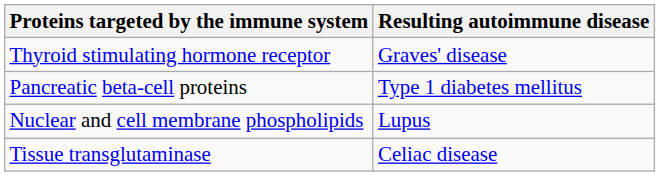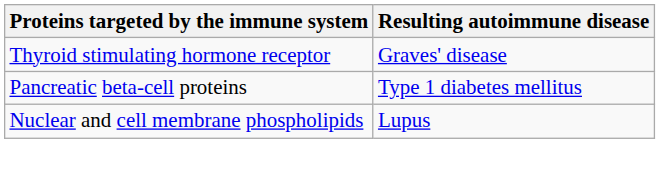- row: (110, 154)
